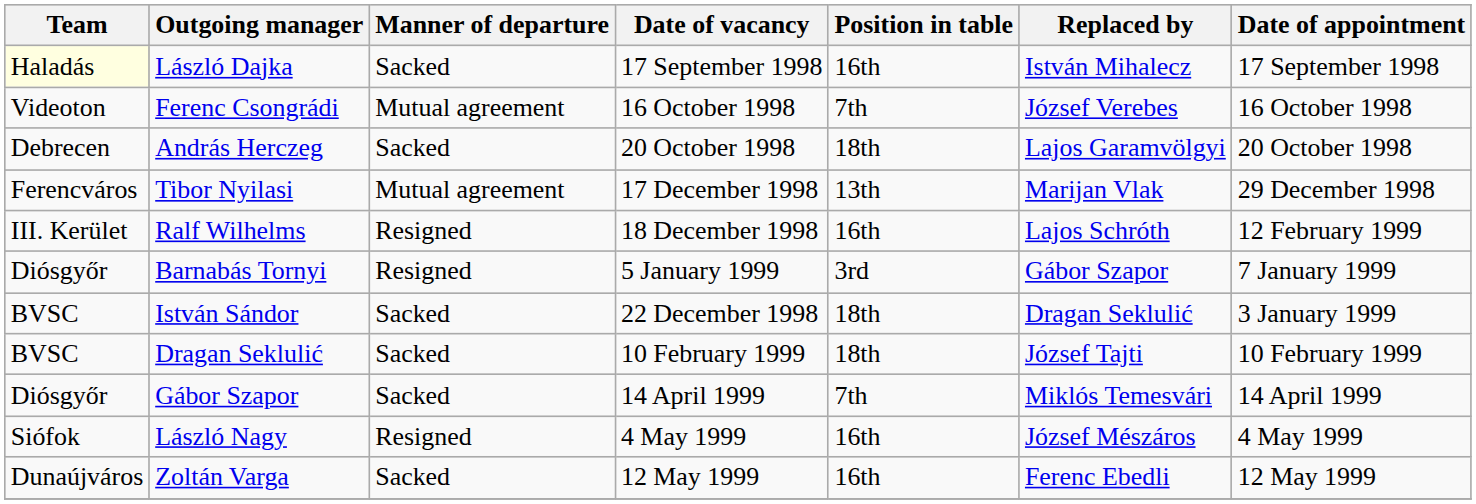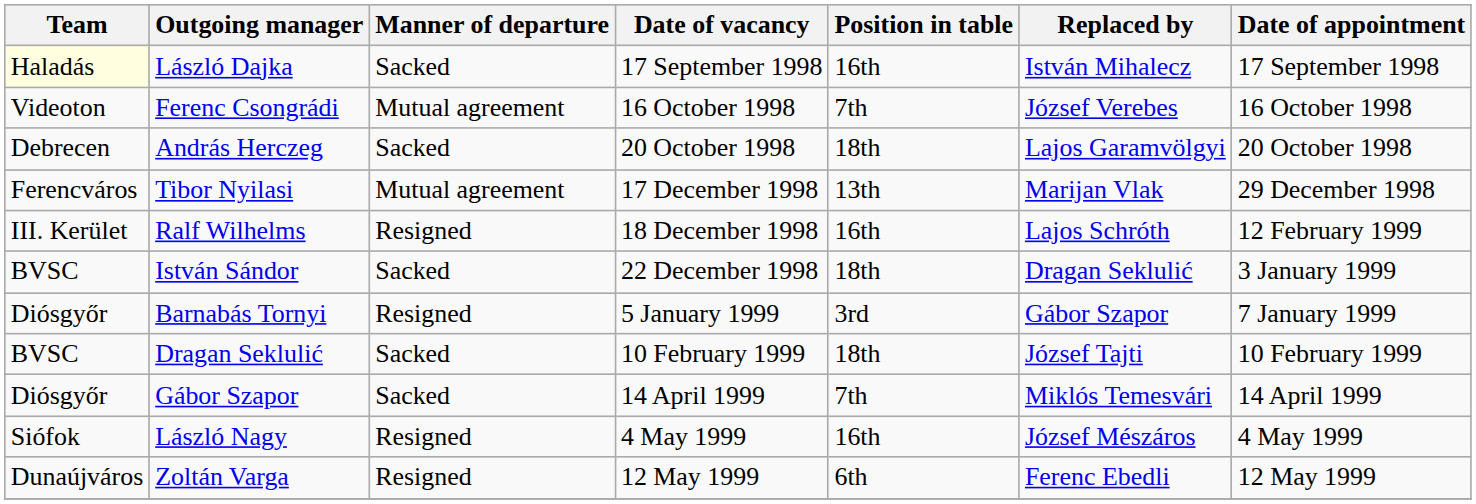rows swapped: (227, 312) <-> (241, 271)
(413, 477) Sacked -> (423, 477) Resigned
(857, 477) 16th -> (851, 477) 6th
